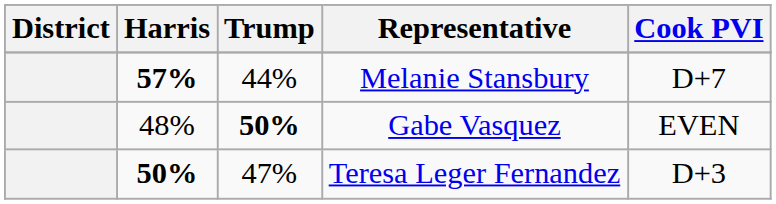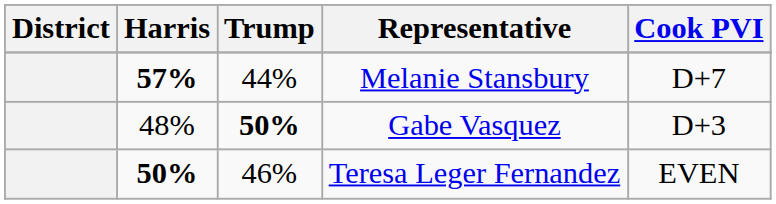(699, 125) EVEN -> (699, 125) D+3
(269, 173) 47% -> (269, 173) 46%
(699, 173) D+3 -> (699, 173) EVEN
